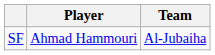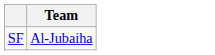- column: (84, 15)
